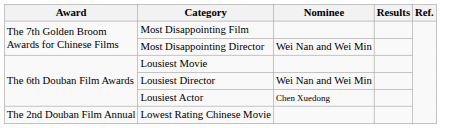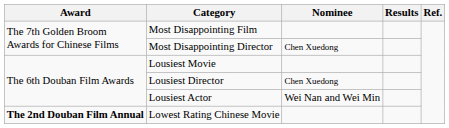(324, 47) Wei Nan and Wei Min -> (311, 47) Chen Xuedong
(324, 81) Wei Nan and Wei Min -> (311, 81) Chen Xuedong
(303, 98) Chen Xuedong -> (332, 98) Wei Nan and Wei Min
(71, 115) normal -> (75, 115) bold
